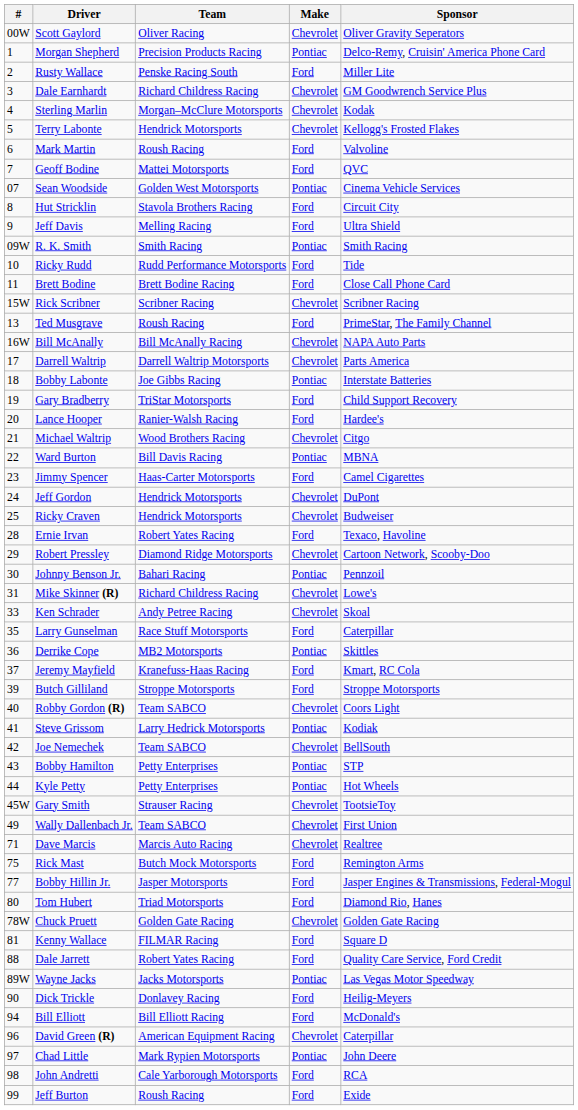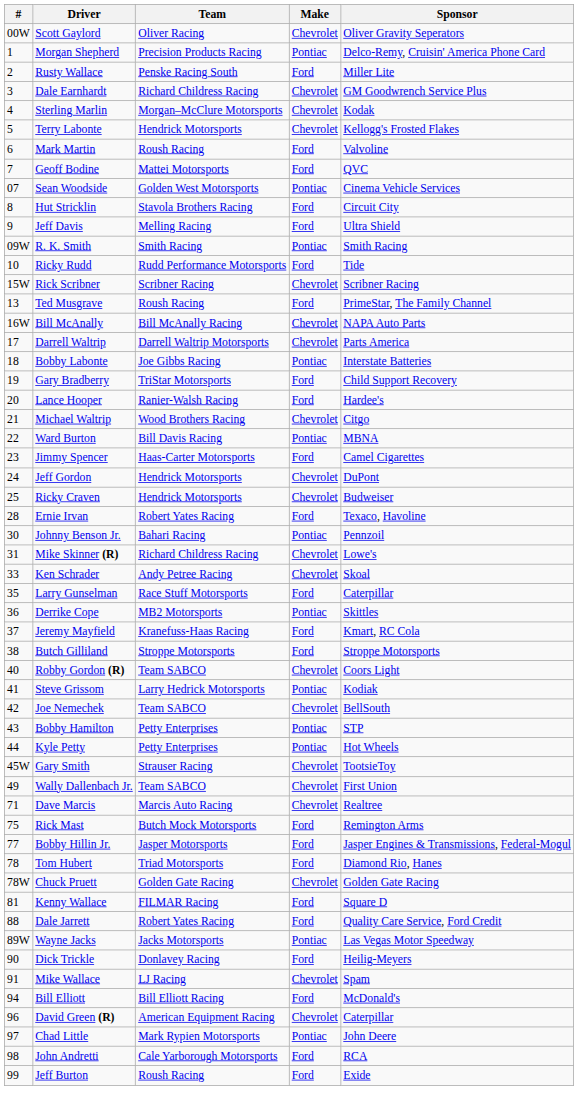- row: (65, 284)
- row: (72, 554)
(13, 689) 39 -> (13, 651) 38
(13, 902) 80 -> (13, 863) 78
+ row: (68, 979)
